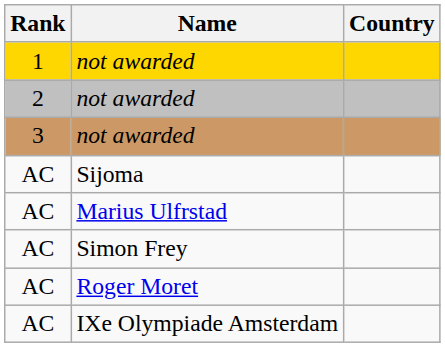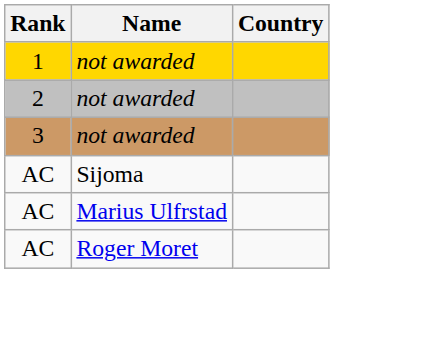- row: (38, 248)
- row: (38, 323)
